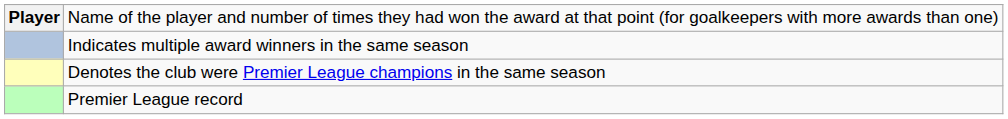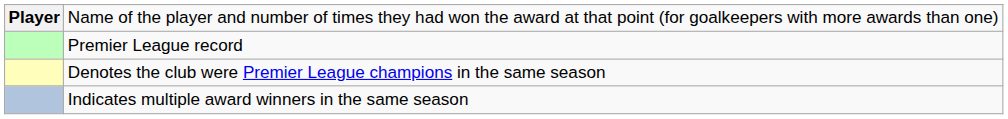rows swapped: (268, 45) <-> (155, 99)
